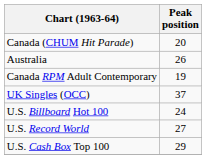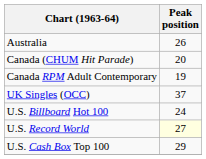rows swapped: (27, 59) <-> (70, 42)
(180, 128) no background -> (180, 128) lightyellow background
